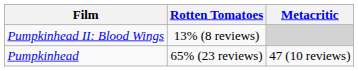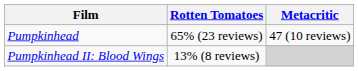rows swapped: (43, 55) <-> (86, 35)
